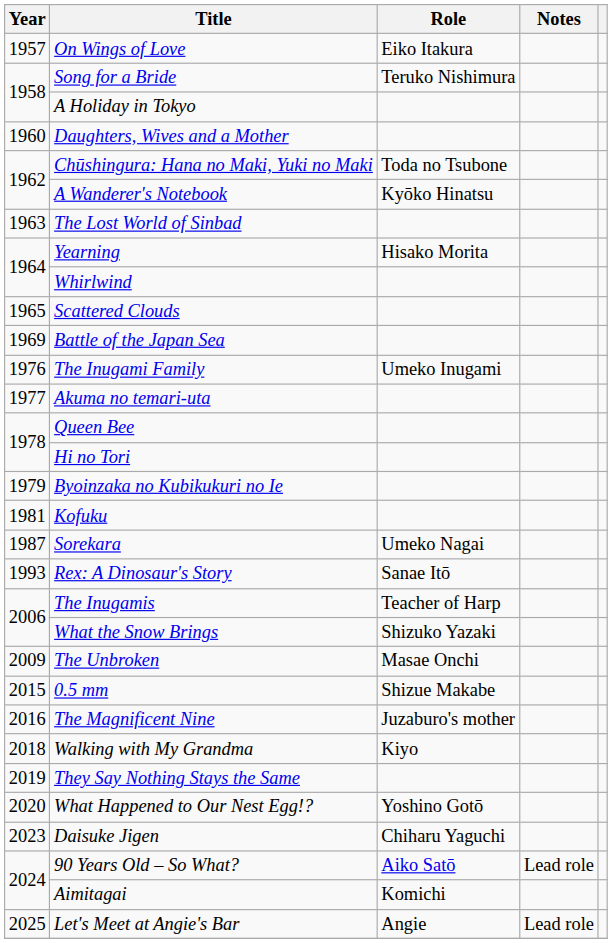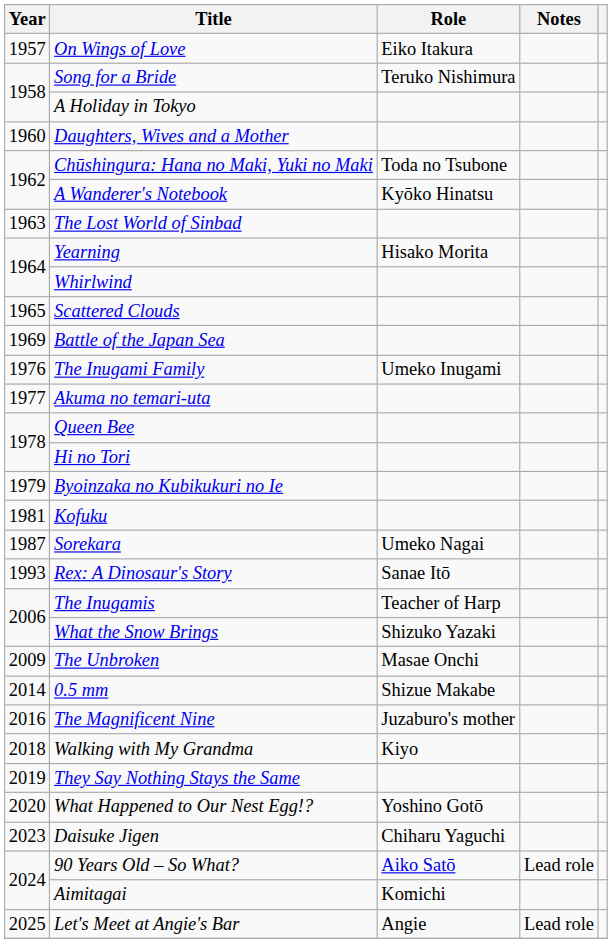(27, 690) 2015 -> (27, 690) 2014
